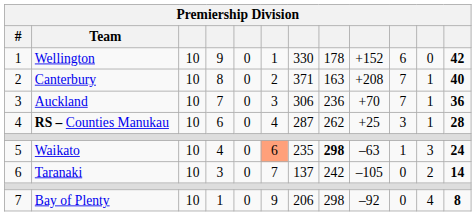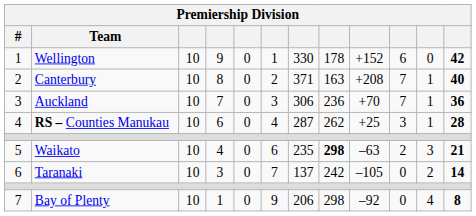(274, 150) lightsalmon background -> (274, 150) no background
(403, 150) 1 -> (403, 150) 2
(457, 150) 24 -> (457, 150) 21
